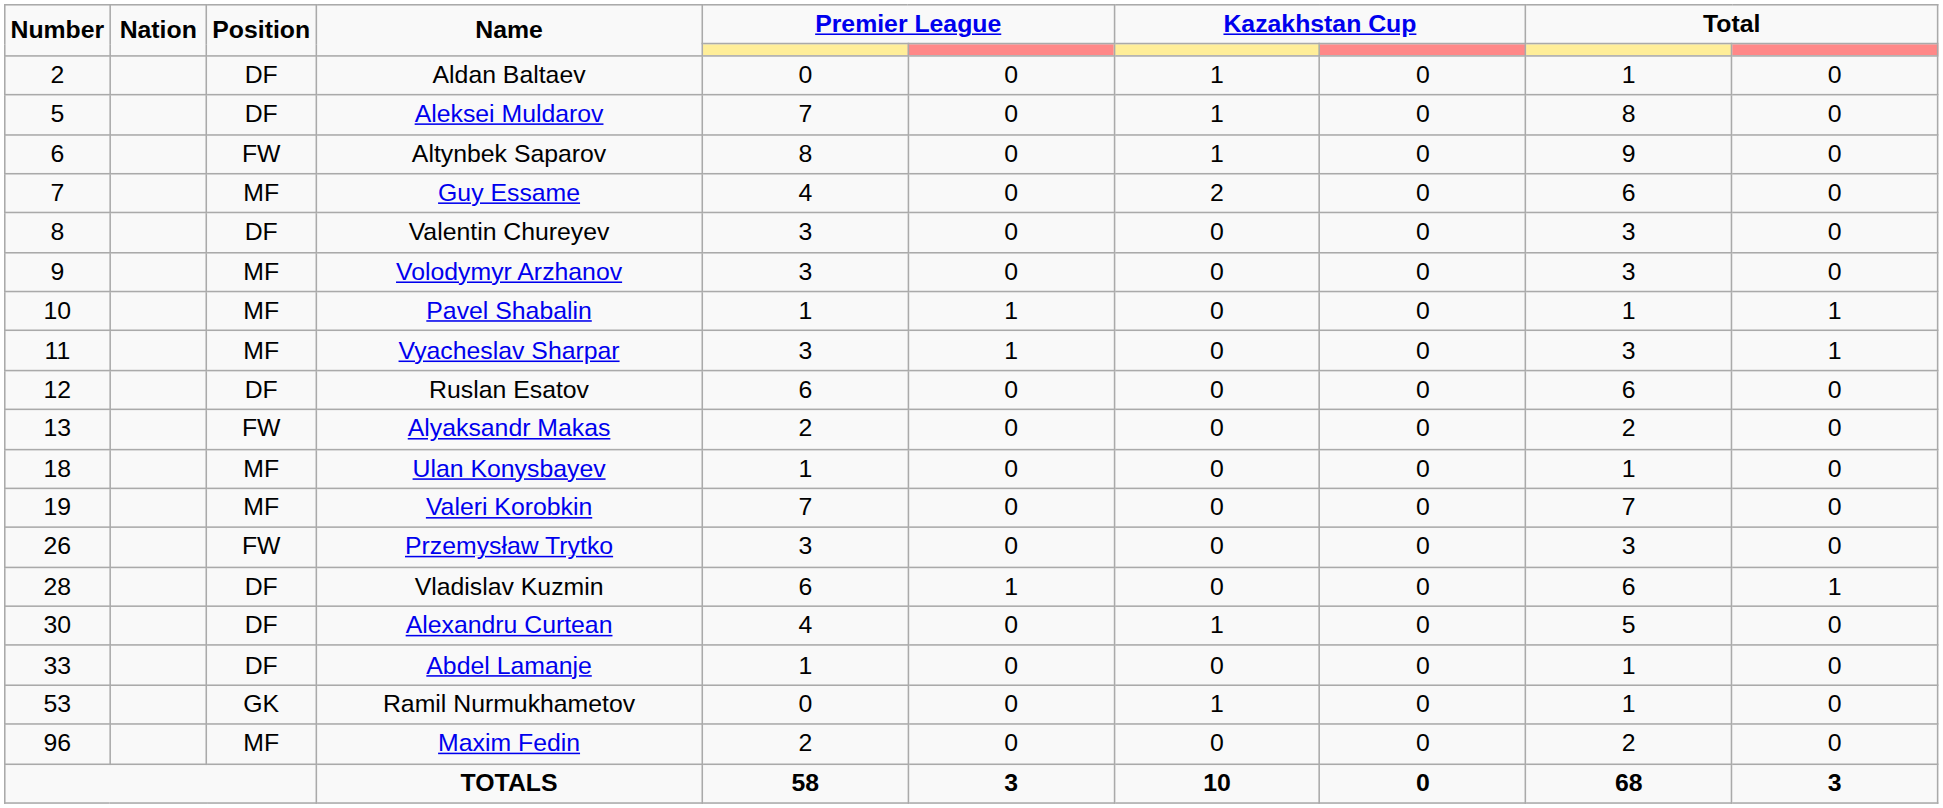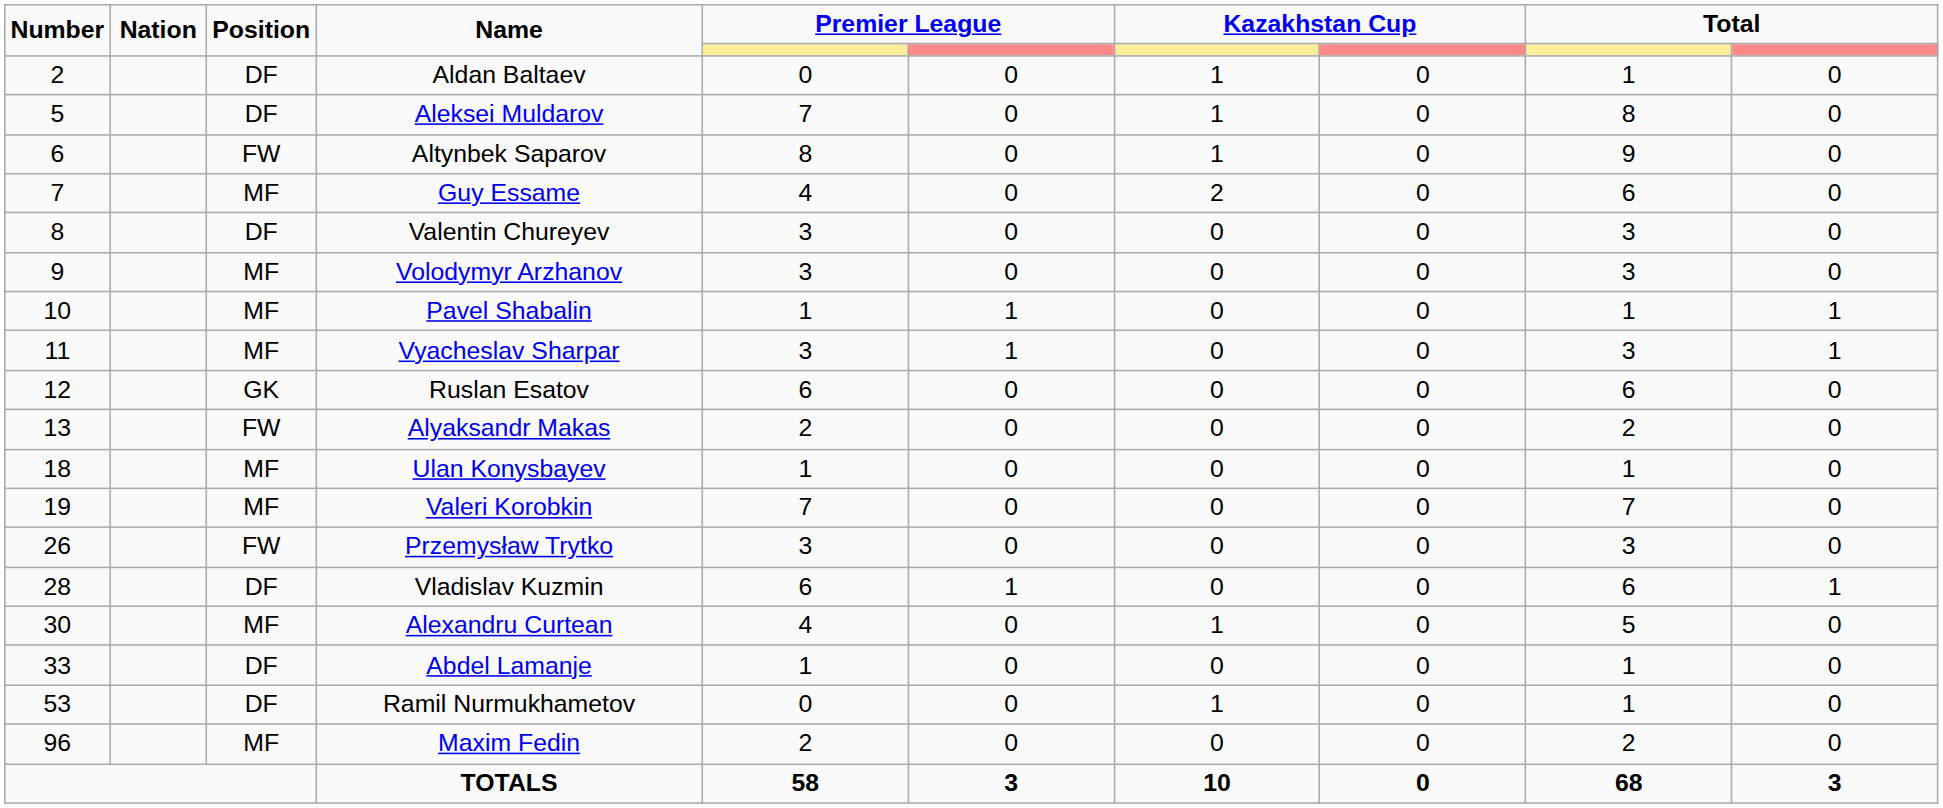(261, 389) DF -> (261, 389) GK
(261, 625) DF -> (261, 625) MF
(261, 704) GK -> (261, 704) DF
